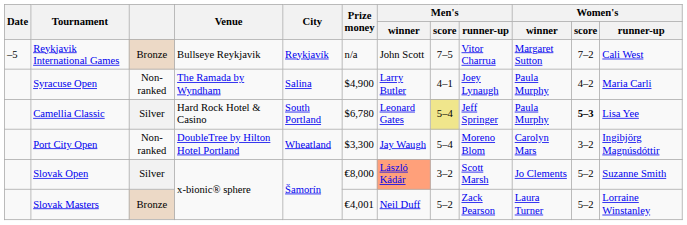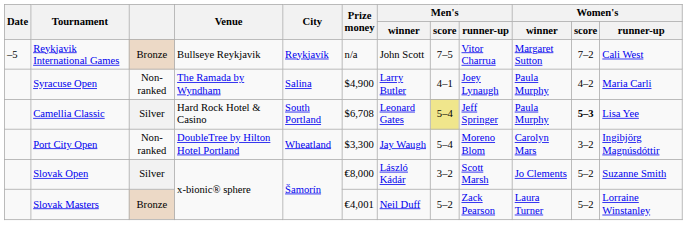(359, 114) $6,780 -> (359, 114) $6,708
(394, 174) lightsalmon background -> (394, 174) no background
